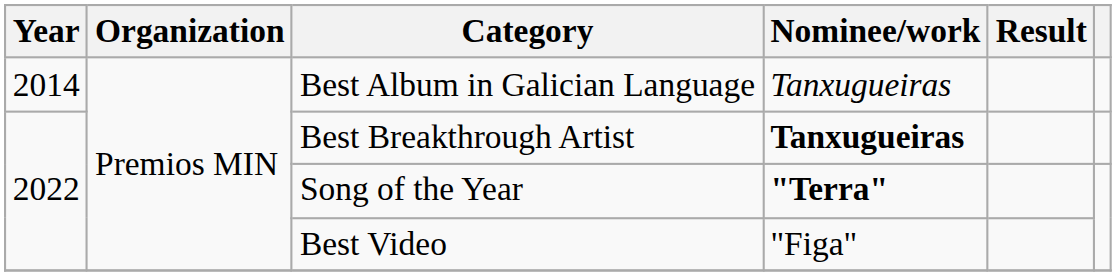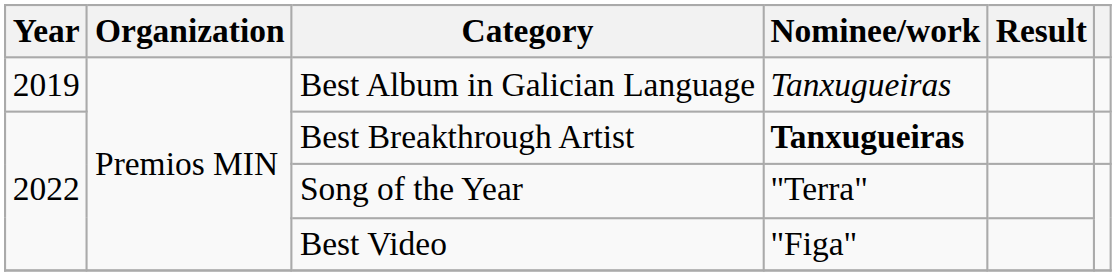(46, 84) 2014 -> (46, 84) 2019
(829, 190) bold -> (819, 190) normal
